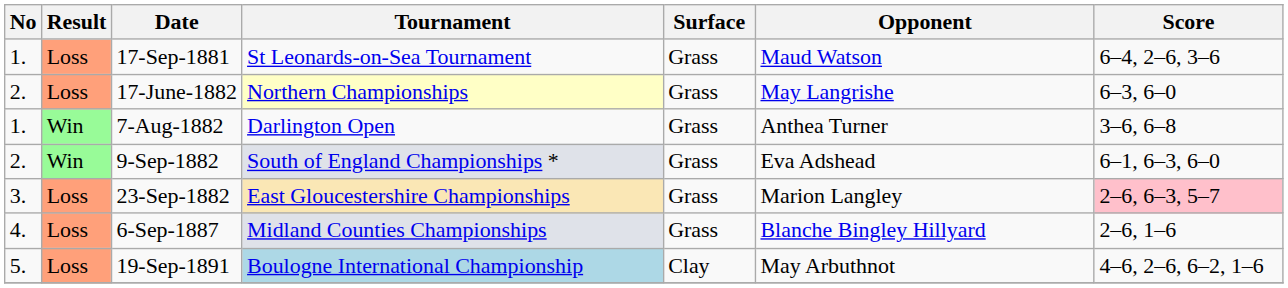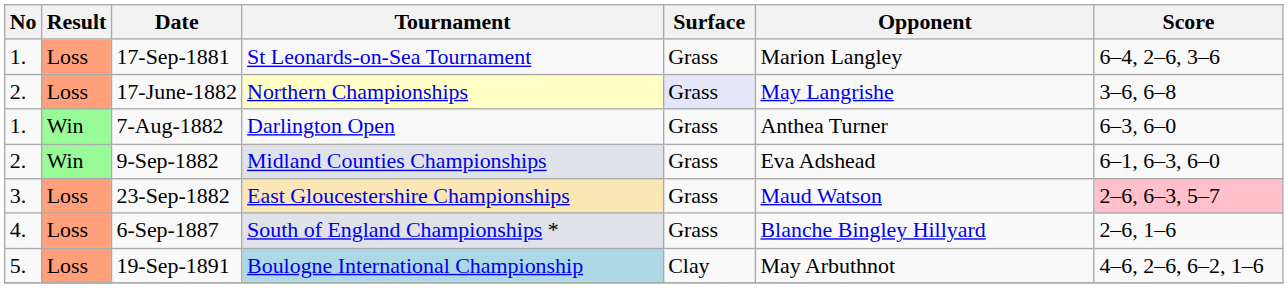(821, 56) Maud Watson -> (831, 56) Marion Langley
(693, 91) no background -> (693, 91) lavender background
(1138, 91) 6–3, 6–0 -> (1138, 91) 3–6, 6–8
(1138, 126) 3–6, 6–8 -> (1138, 126) 6–3, 6–0
(403, 160) South of England Championships * -> (397, 160) Midland Counties Championships
(831, 195) Marion Langley -> (821, 195) Maud Watson
(397, 230) Midland Counties Championships -> (403, 230) South of England Championships *
